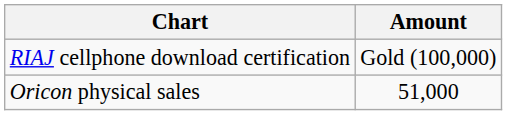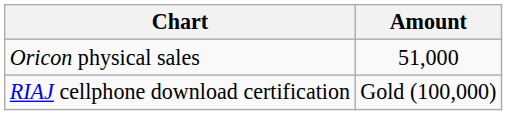rows swapped: (105, 92) <-> (180, 57)
